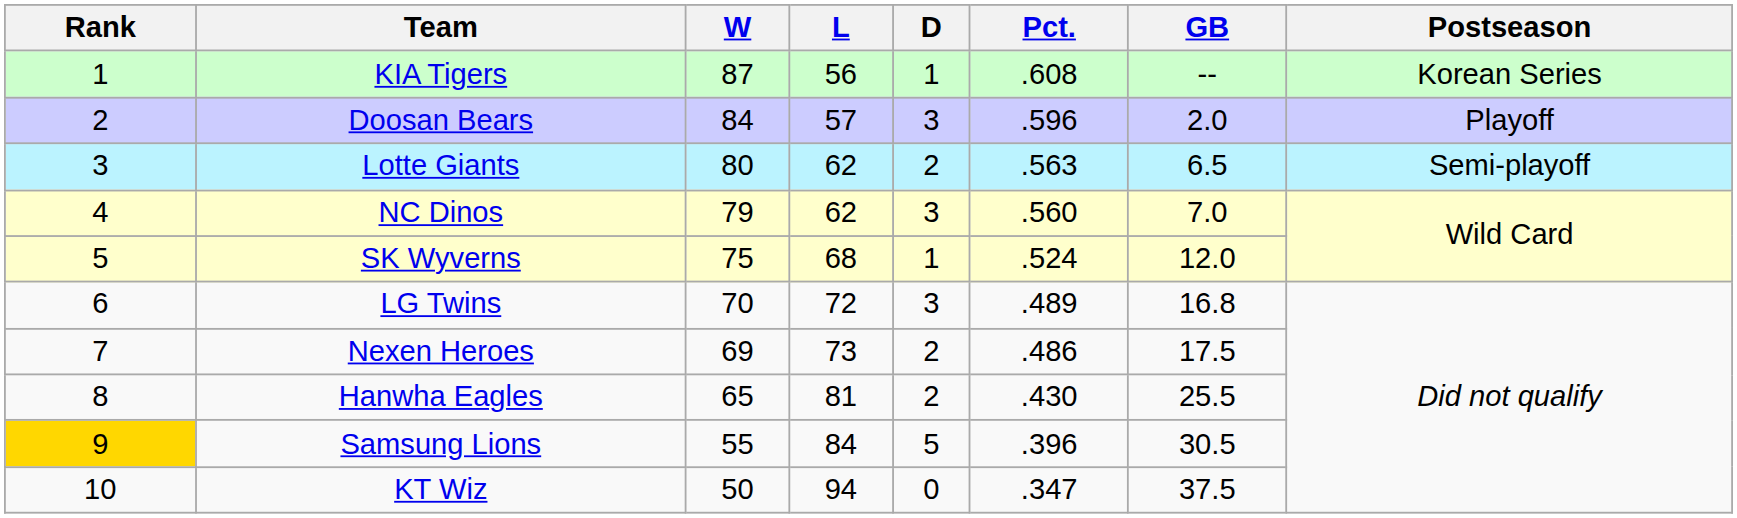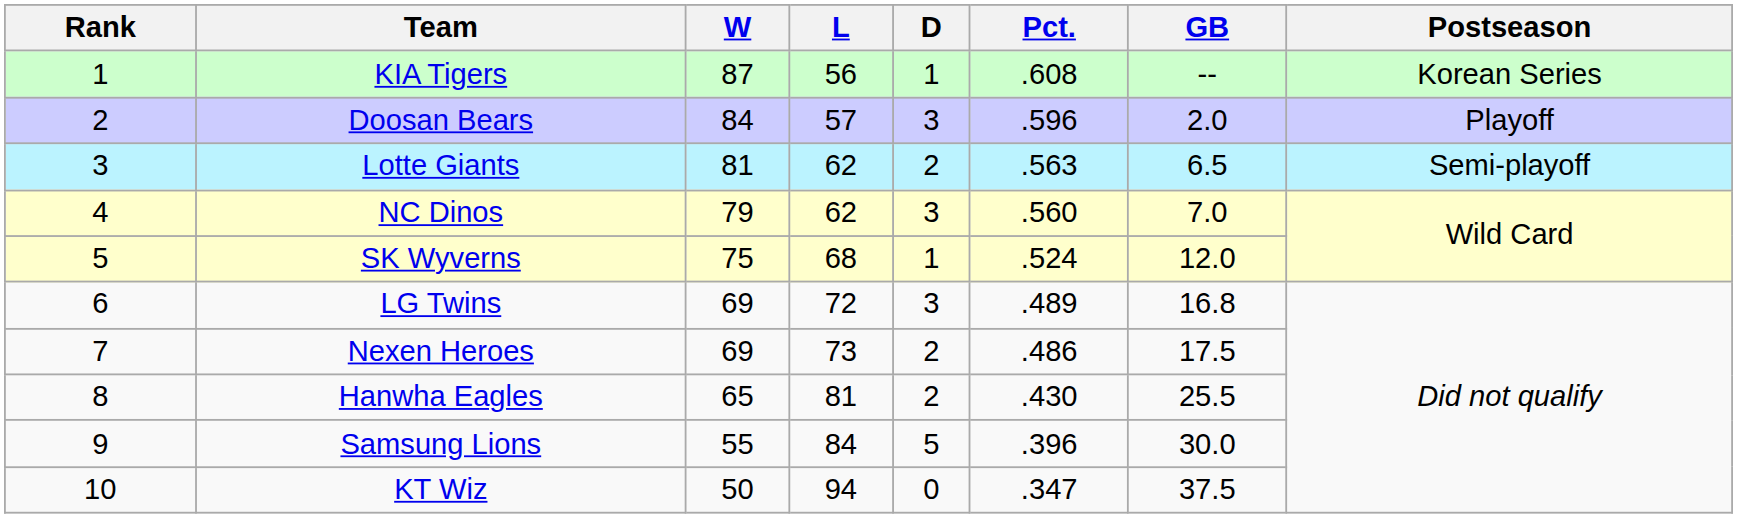(738, 166) 80 -> (738, 166) 81
(738, 304) 70 -> (738, 304) 69
(100, 443) gold background -> (100, 443) no background
(1207, 443) 30.5 -> (1207, 443) 30.0
